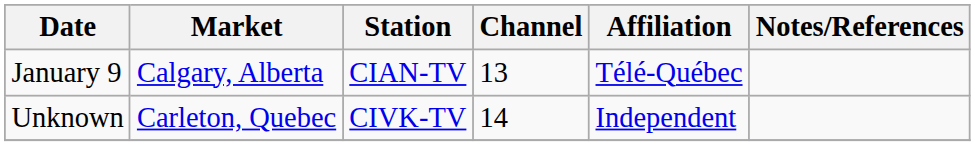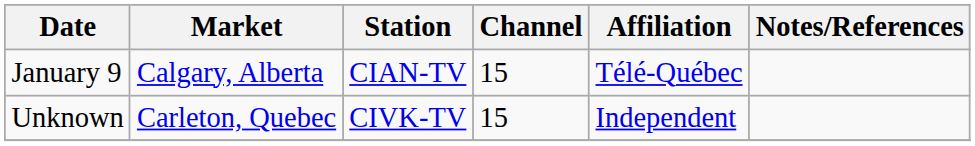(494, 72) 13 -> (494, 72) 15
(494, 117) 14 -> (494, 117) 15
